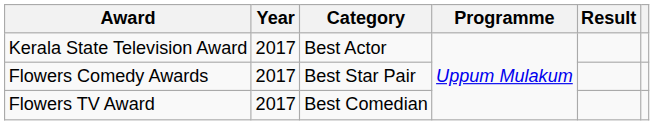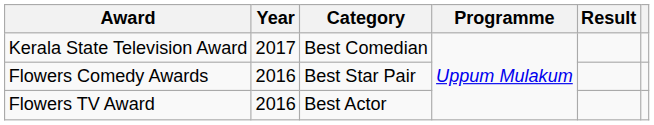(345, 47) Best Actor -> (366, 47) Best Comedian
(276, 76) 2017 -> (276, 76) 2016
(276, 104) 2017 -> (276, 104) 2016
(366, 104) Best Comedian -> (345, 104) Best Actor
